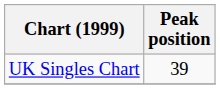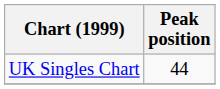(179, 68) 39 -> (179, 68) 44
